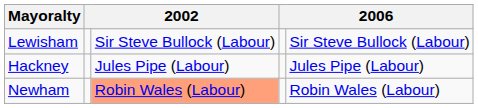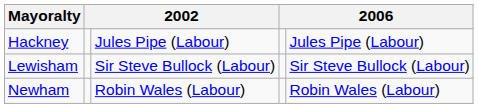rows swapped: (38, 66) <-> (43, 41)
(170, 90) lightsalmon background -> (170, 90) no background
